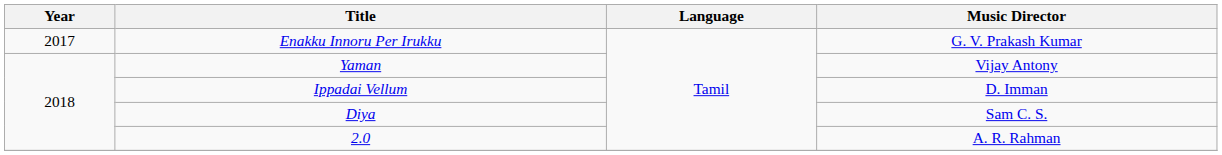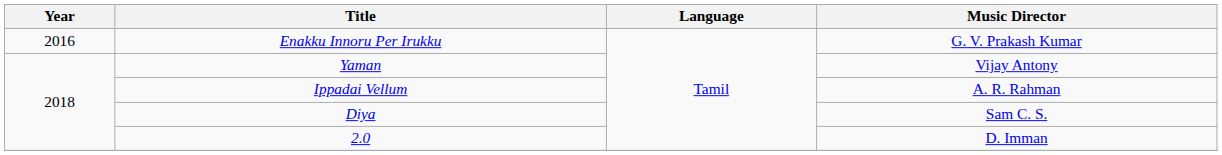(60, 41) 2017 -> (60, 41) 2016
(1017, 89) D. Imman -> (1017, 89) A. R. Rahman
(1017, 138) A. R. Rahman -> (1017, 138) D. Imman
